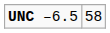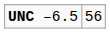(94, 16) 58 -> (94, 16) 56
